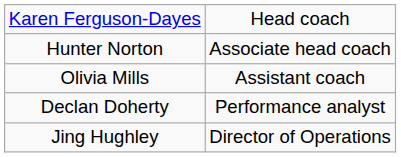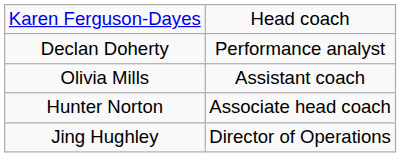rows swapped: (105, 48) <-> (105, 107)
